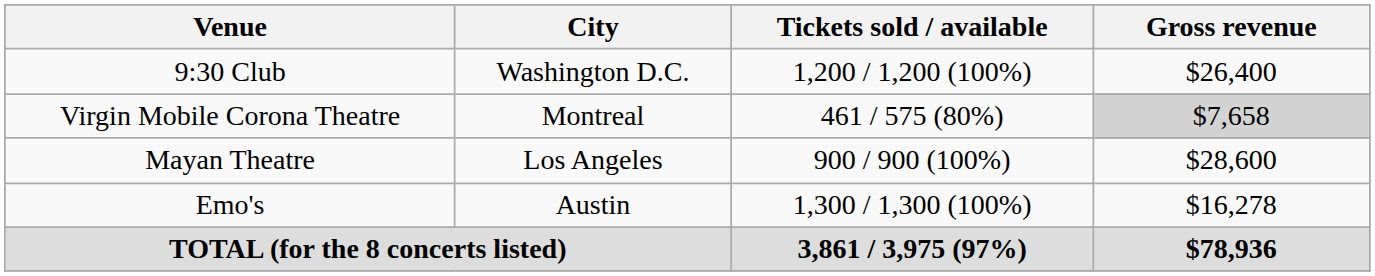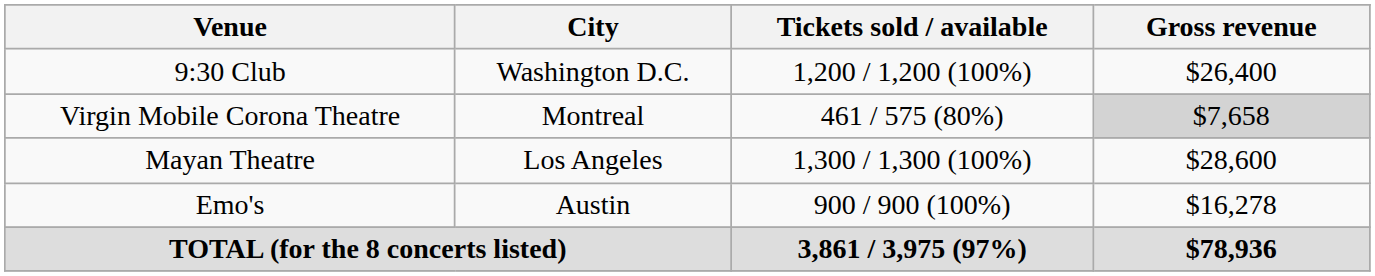(912, 159) 900 / 900 (100%) -> (912, 159) 1,300 / 1,300 (100%)
(912, 204) 1,300 / 1,300 (100%) -> (912, 204) 900 / 900 (100%)
